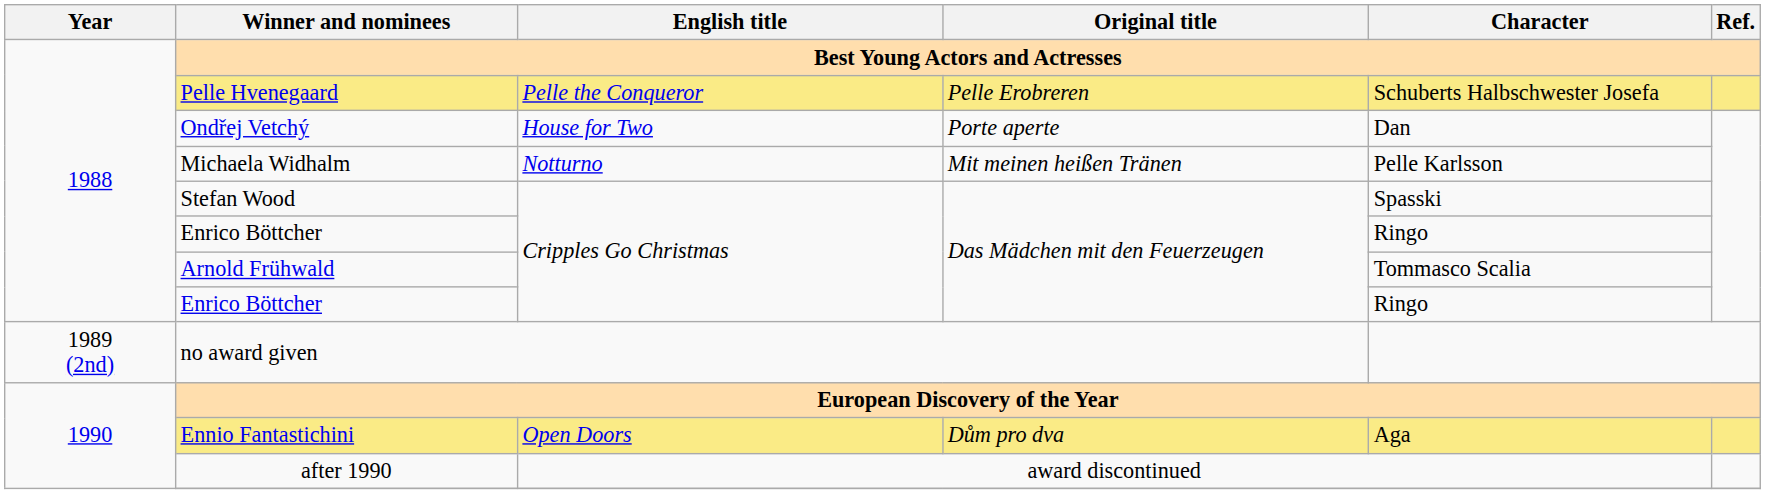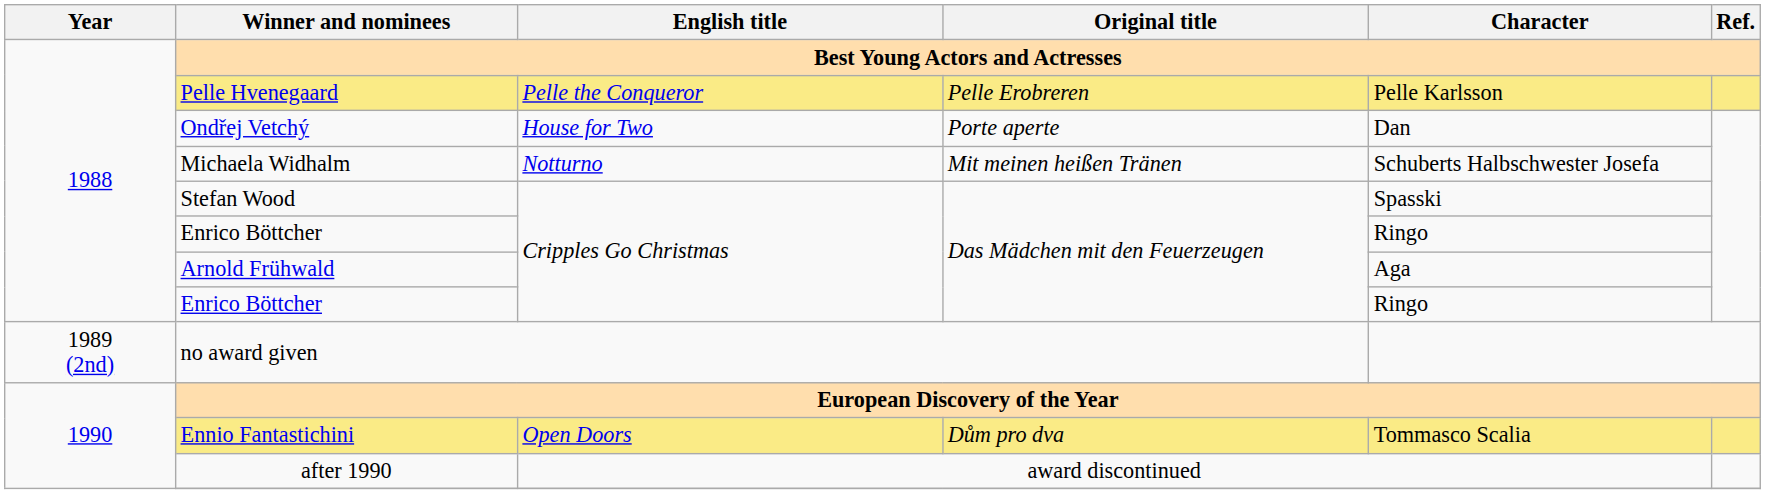(1516, 92) Schuberts Halbschwester Josefa -> (1438, 92) Pelle Karlsson
(1438, 163) Pelle Karlsson -> (1516, 163) Schuberts Halbschwester Josefa
(1452, 269) Tommasco Scalia -> (1392, 269) Aga
(1392, 435) Aga -> (1452, 435) Tommasco Scalia
